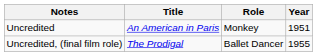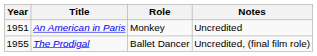columns swapped: (299, 12) <-> (64, 12)
